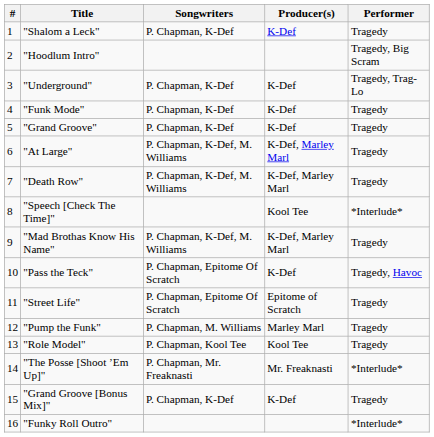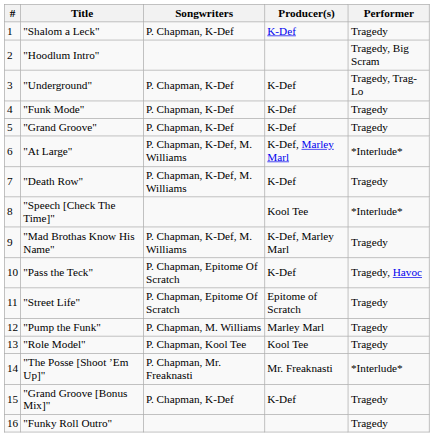(369, 151) Tragedy -> (377, 151) *Interlude*
(301, 181) K-Def, Marley Marl -> (282, 181) K-Def
(377, 423) *Interlude* -> (369, 423) Tragedy
